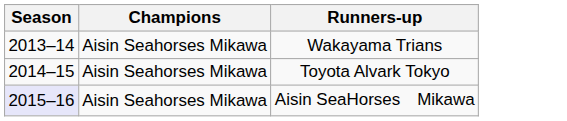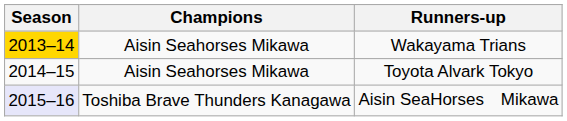(41, 44) no background -> (41, 44) gold background
(175, 100) Aisin Seahorses Mikawa -> (216, 100) Toshiba Brave Thunders Kanagawa
